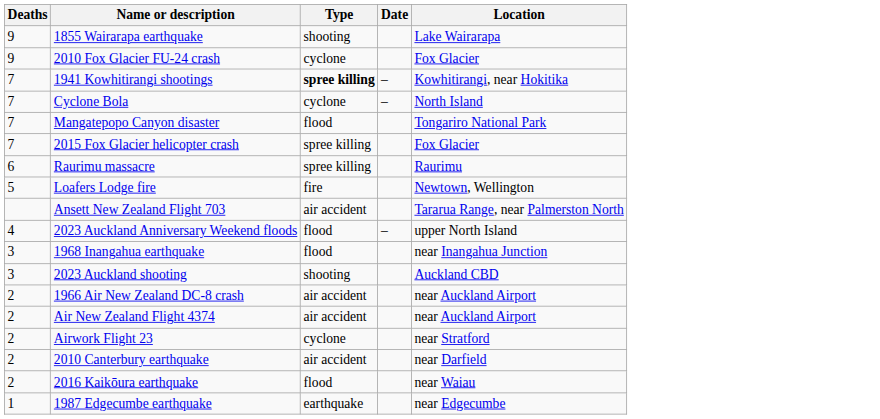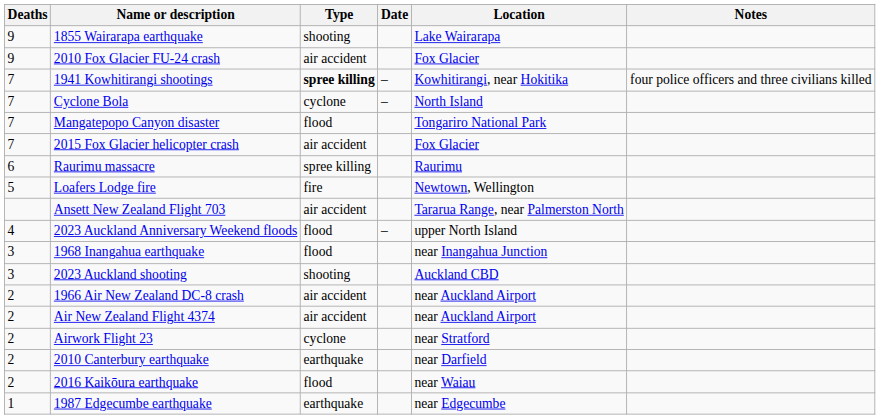+ column: (751, 15)
(325, 58) cyclone -> (335, 58) air accident
(337, 144) spree killing -> (335, 144) air accident
(335, 360) air accident -> (333, 360) earthquake
